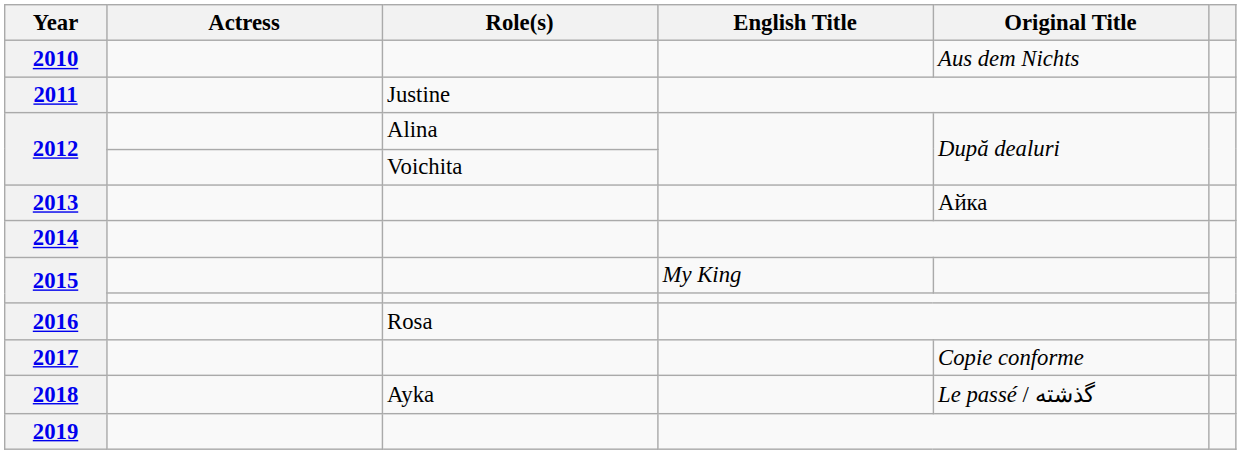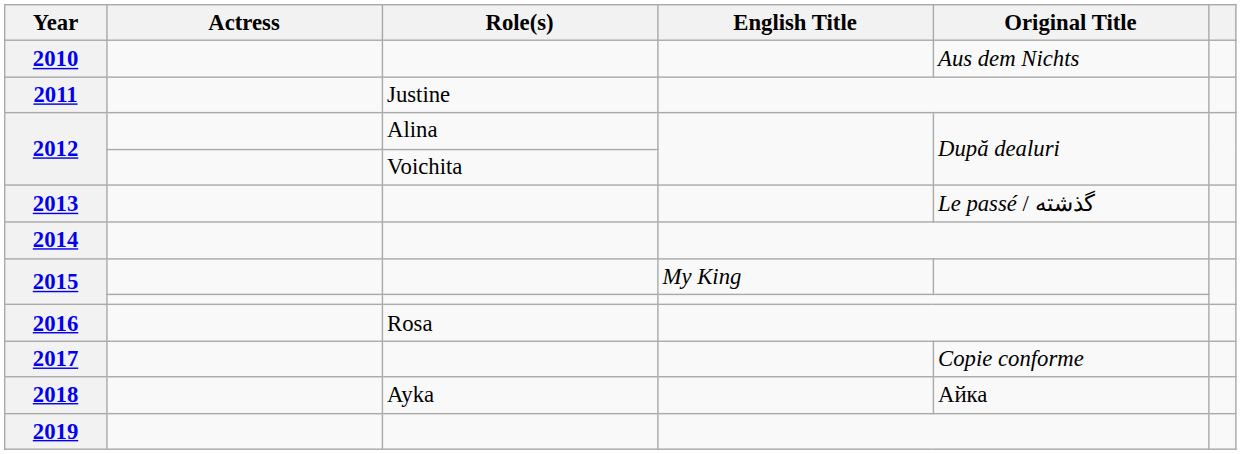(963, 202) Айка -> (1017, 204) Le passé / گذشته
(1017, 394) Le passé / گذشته -> (963, 394) Айка
